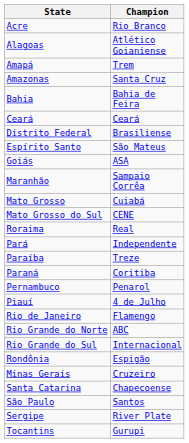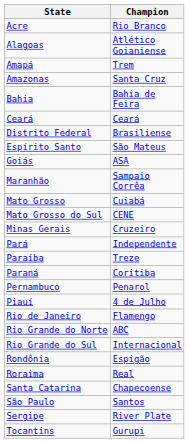rows swapped: (38, 374) <-> (25, 229)
